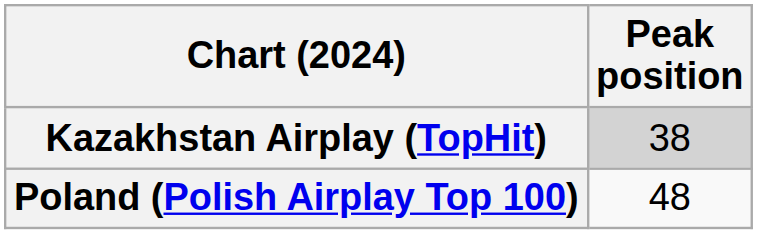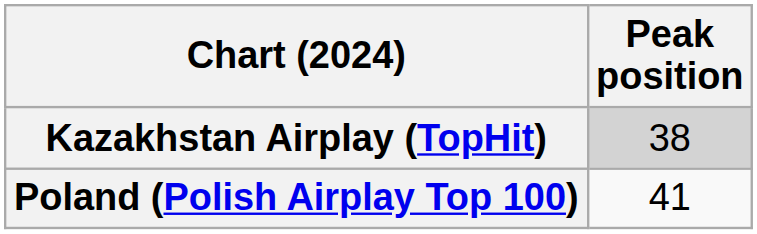(670, 197) 48 -> (670, 197) 41
